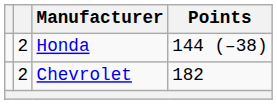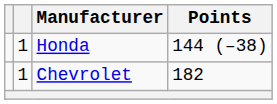(23, 48) 2 -> (23, 48) 1
(23, 76) 2 -> (23, 76) 1
